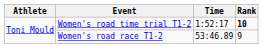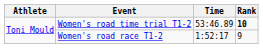(212, 24) 1:52:17 -> (214, 24) 53:46.89
(214, 37) 53:46.89 -> (212, 37) 1:52:17
